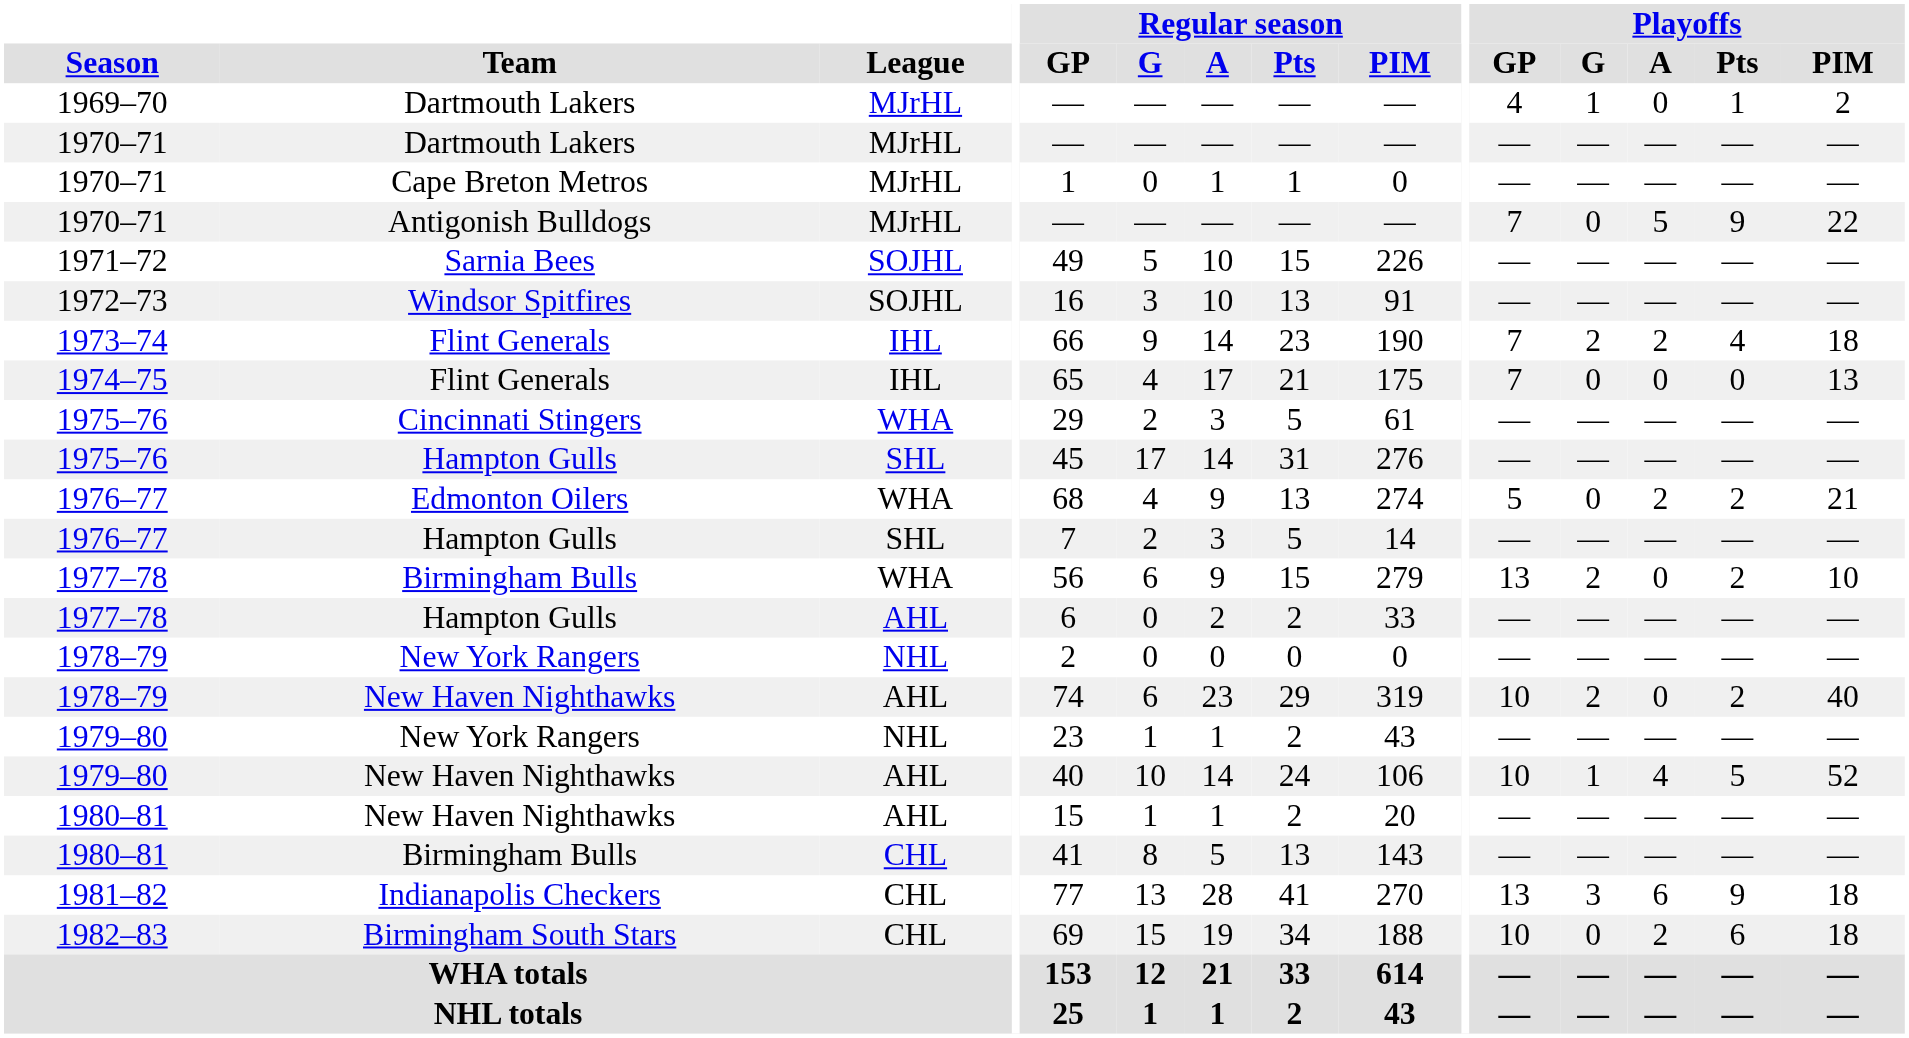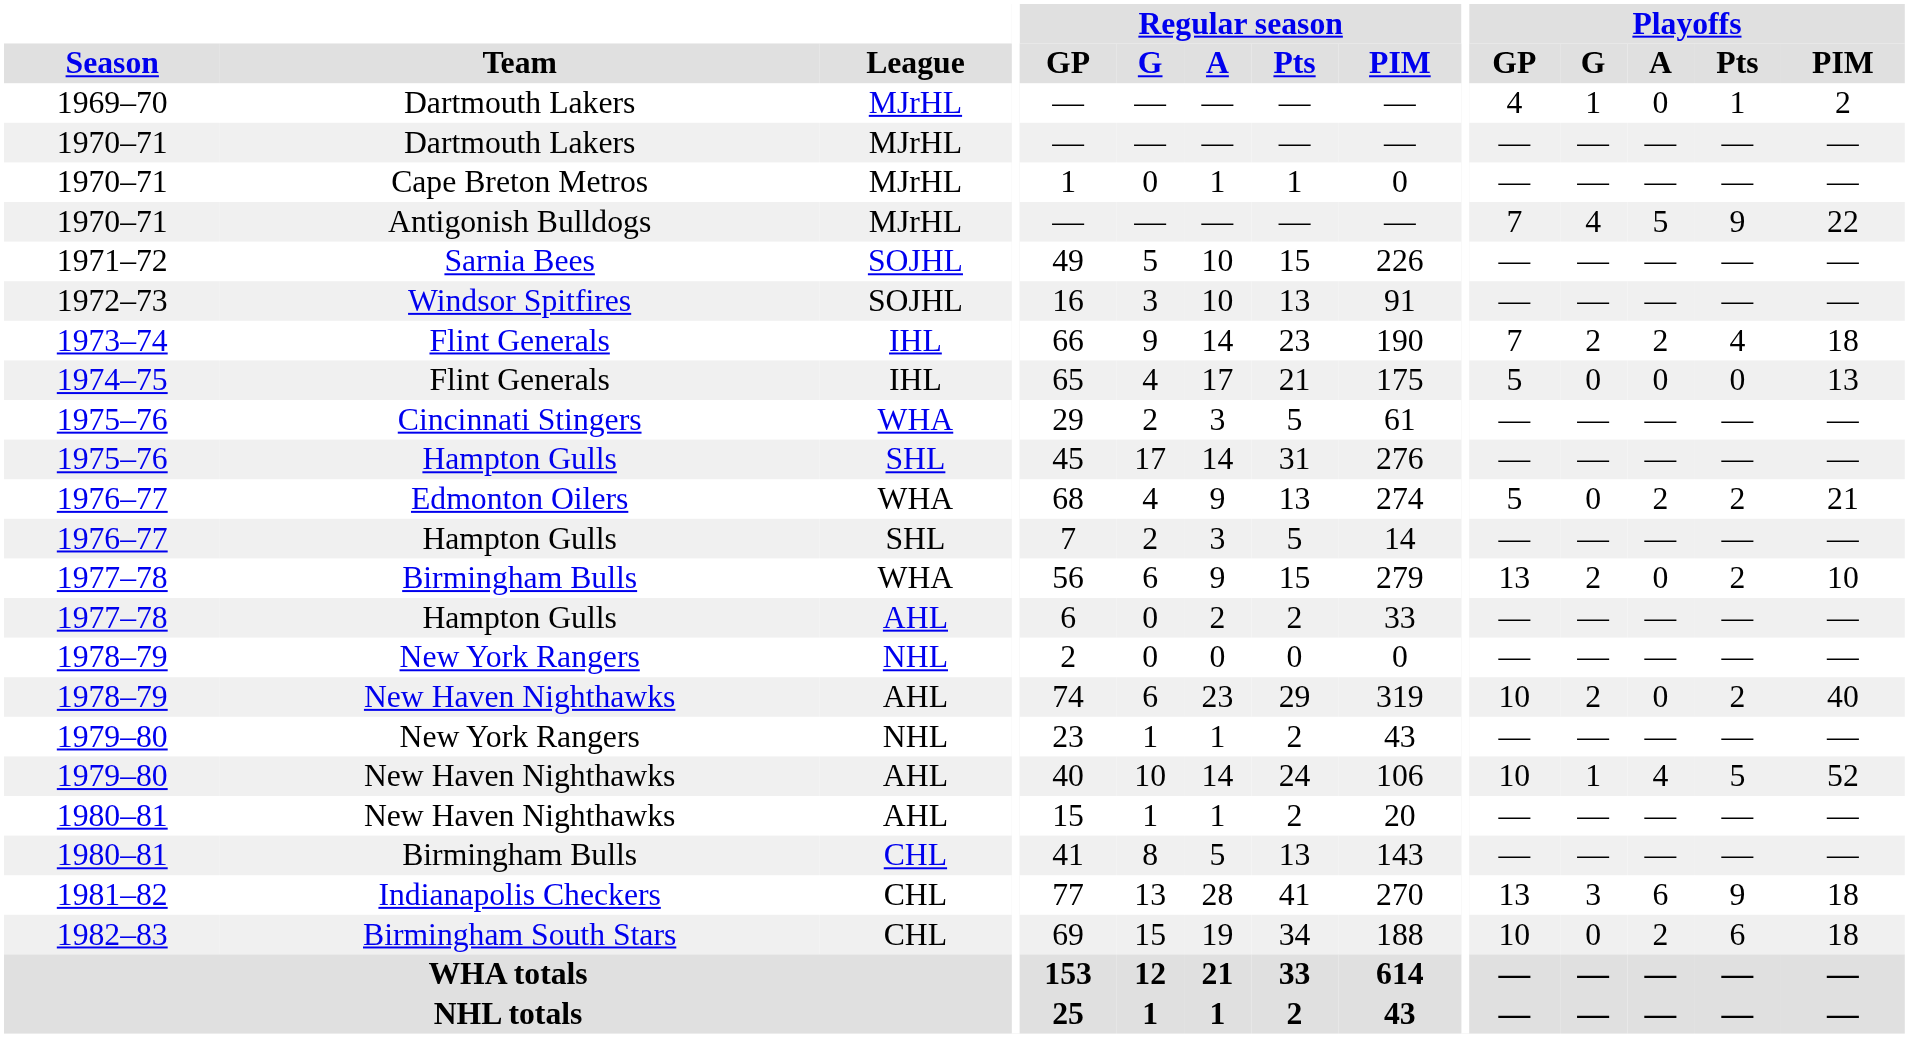(1593, 221) 0 -> (1593, 221) 4
(1514, 379) 7 -> (1514, 379) 5
